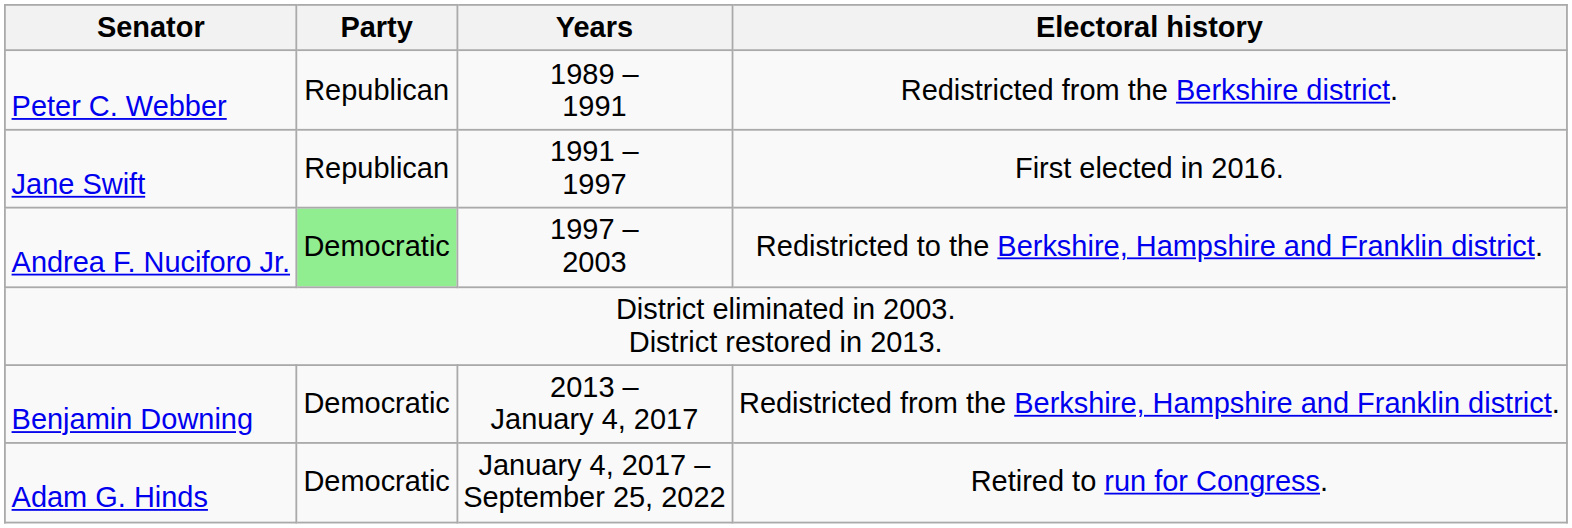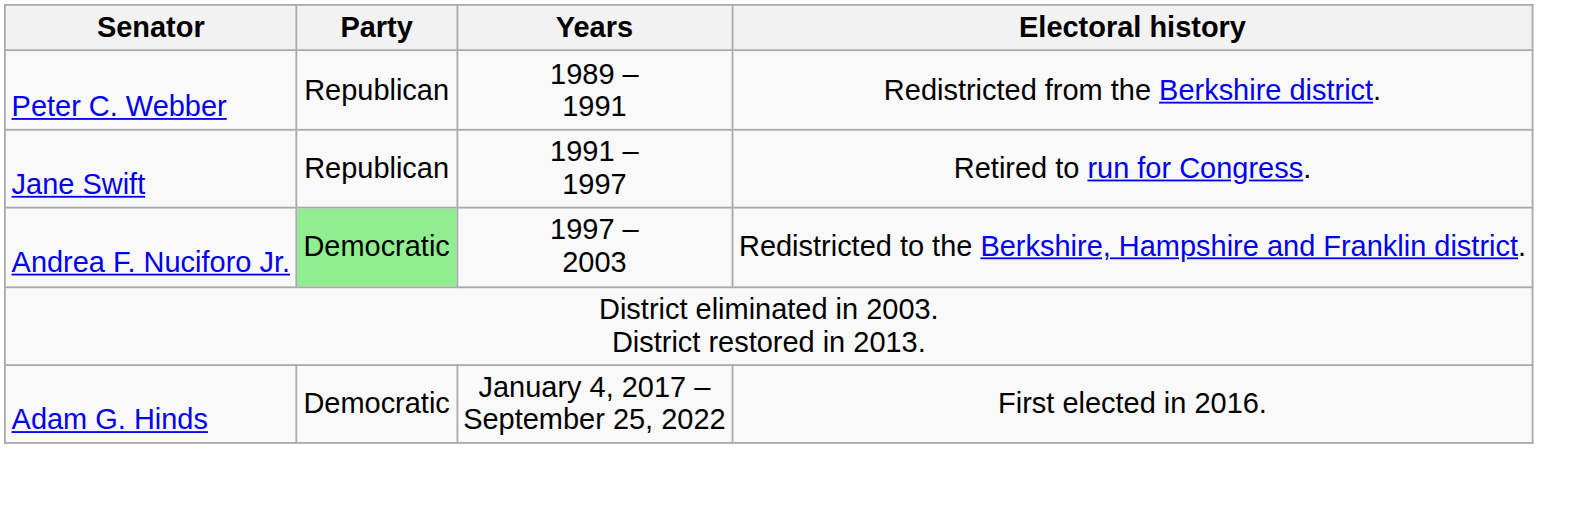(1149, 168) First elected in 2016. -> (1133, 168) Retired to run for Congress.
- row: (132, 420)
(1149, 482) Retired to run for Congress. -> (1133, 403) First elected in 2016.
